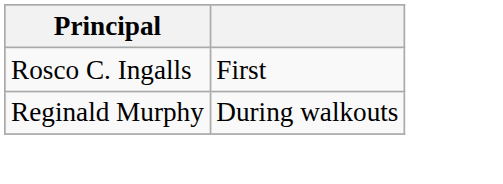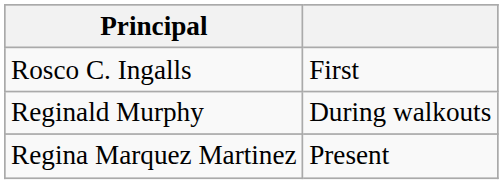+ row: (154, 155)
